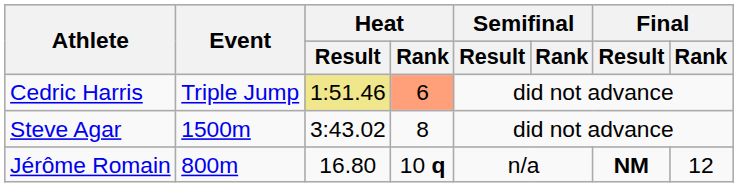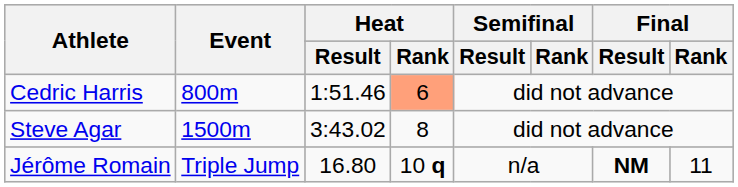(240, 93) Triple Jump -> (210, 93) 800m
(348, 93) khaki background -> (348, 93) no background
(210, 165) 800m -> (240, 165) Triple Jump
(701, 165) 12 -> (701, 165) 11
